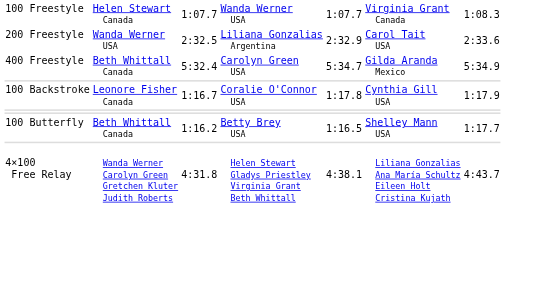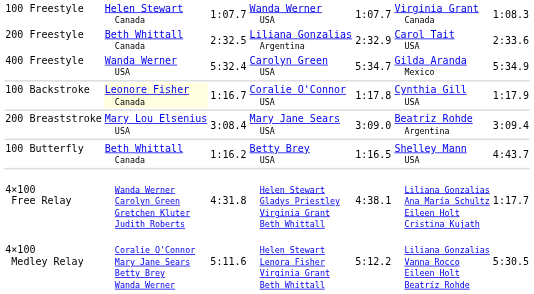(129, 40) Wanda Werner USA -> (144, 40) Beth Whittall Canada
(132, 66) Beth Whittall Canada -> (141, 66) Wanda Werner USA
(135, 95) no background -> (147, 95) lightyellow background
+ row: (54, 125)
(482, 128) 1:17.7 -> (511, 154) 4:43.7
(482, 174) 4:43.7 -> (511, 201) 1:17.7
+ row: (44, 261)
